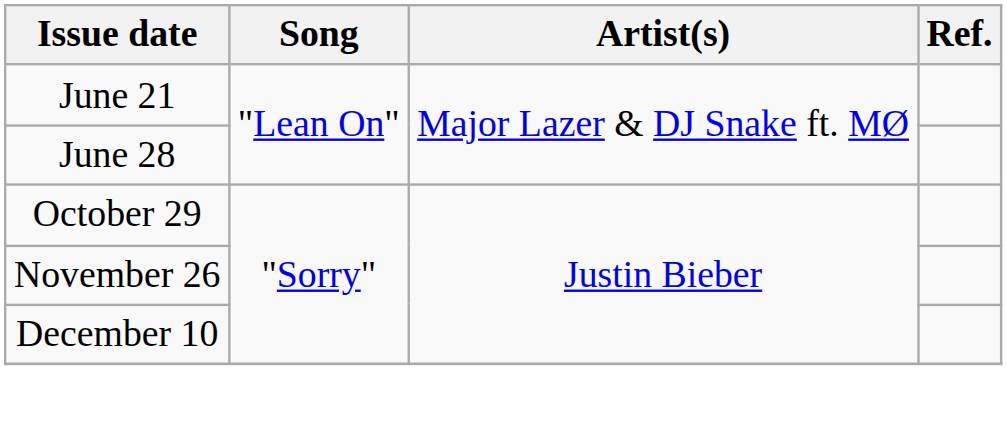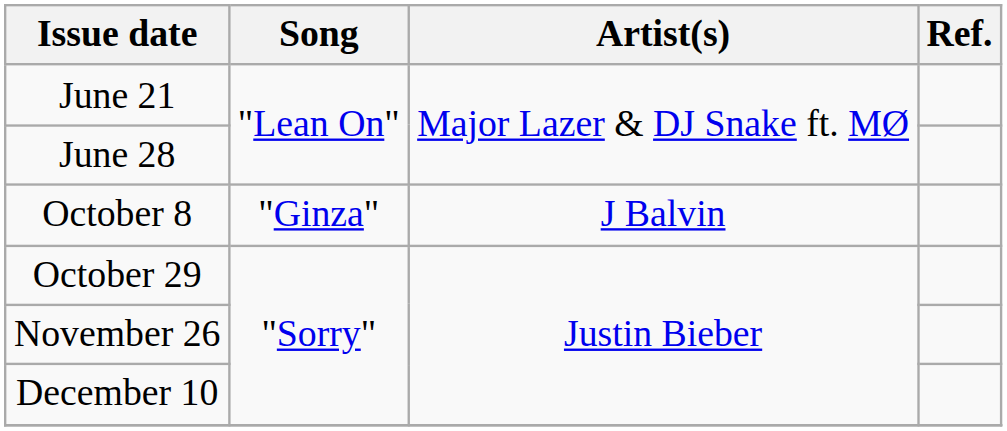+ row: (117, 214)
